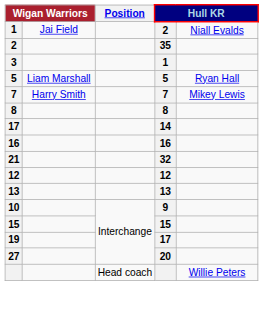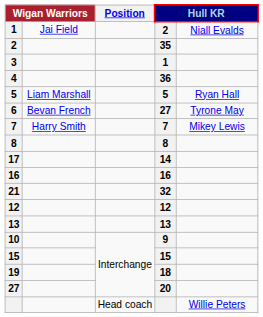+ row: (14, 79)
+ row: (14, 111)
(165, 240) 17 -> (165, 273) 18
